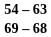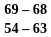rows swapped: (26, 28) <-> (26, 9)
